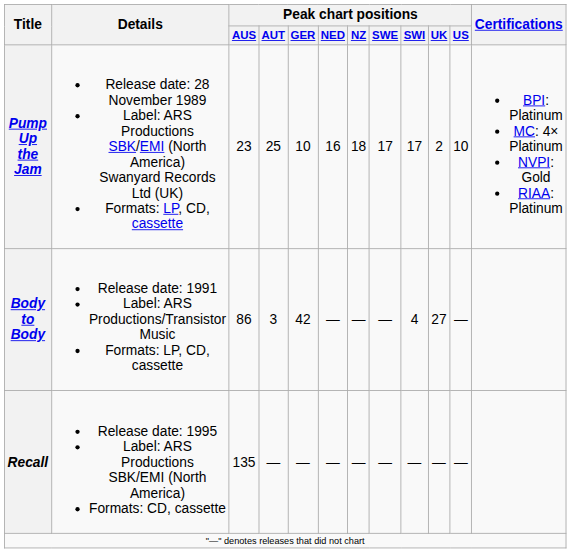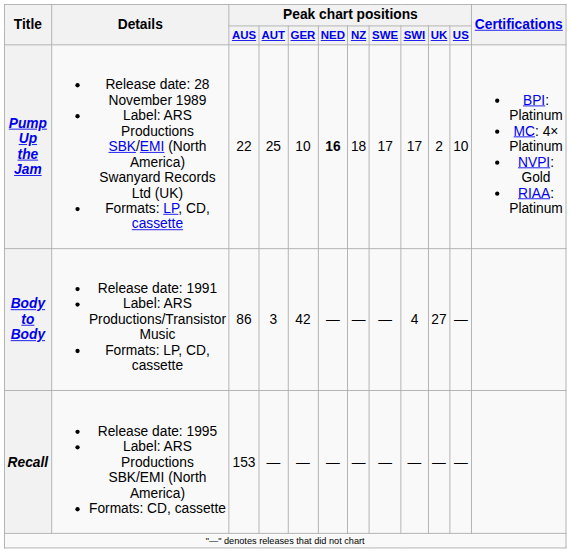(244, 146) 23 -> (244, 146) 22
(333, 146) normal -> (333, 146) bold
(244, 462) 135 -> (244, 462) 153
